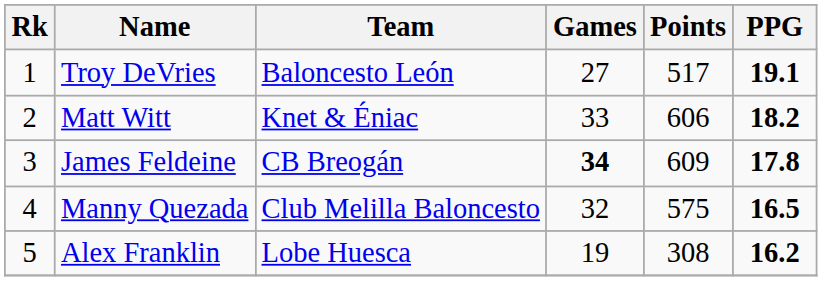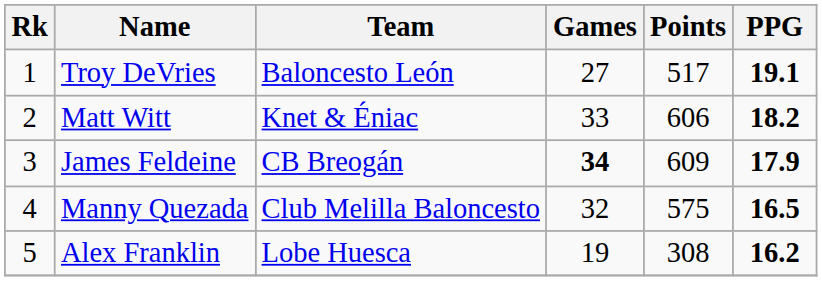(775, 162) 17.8 -> (775, 162) 17.9
